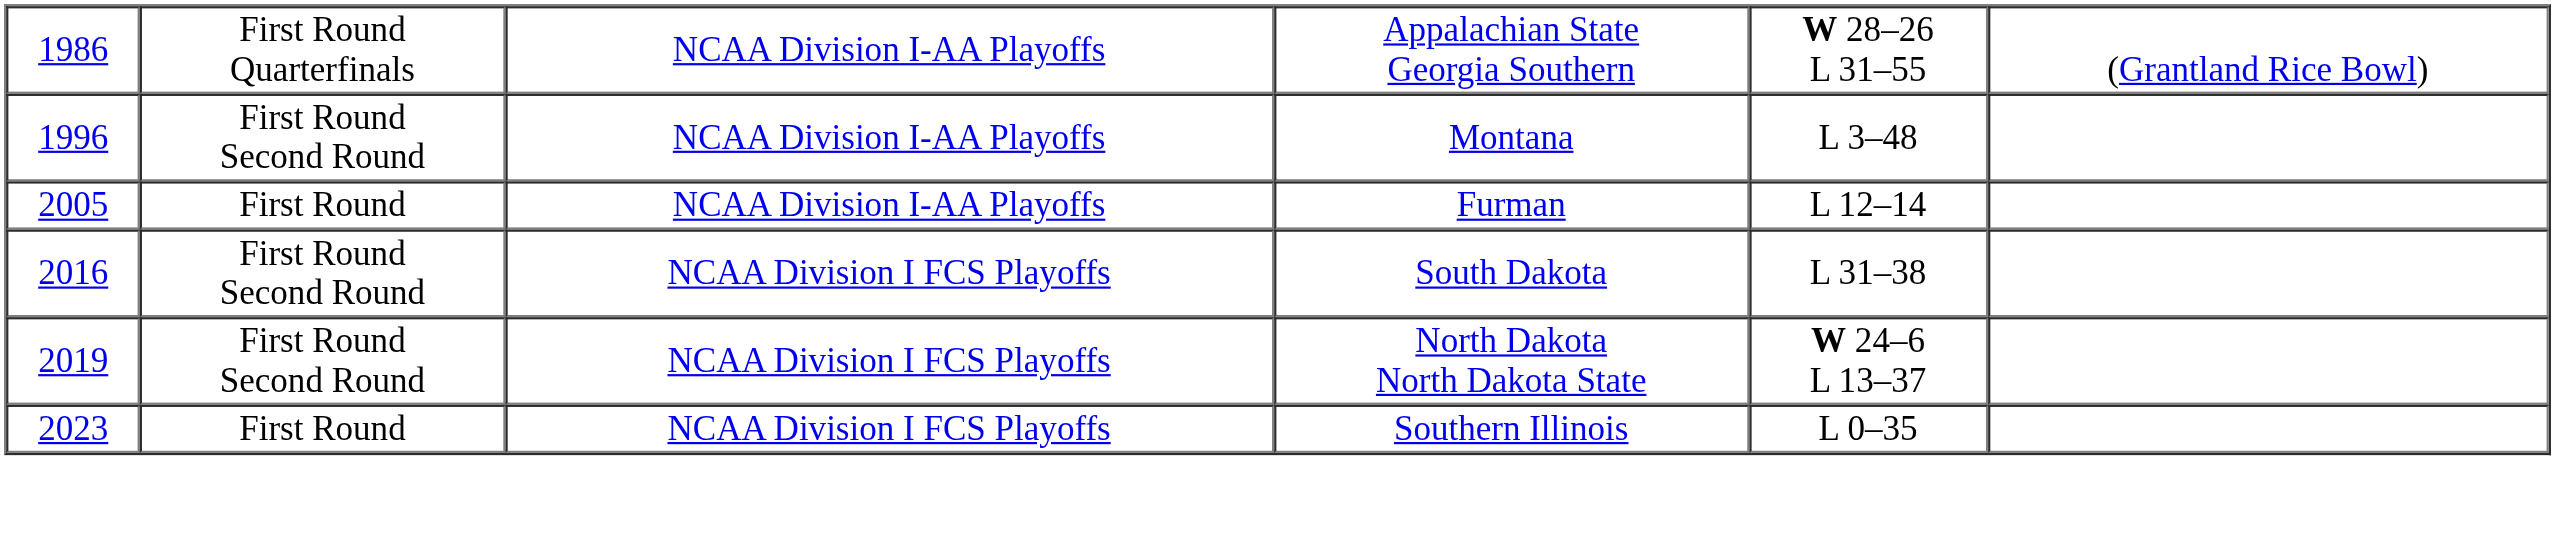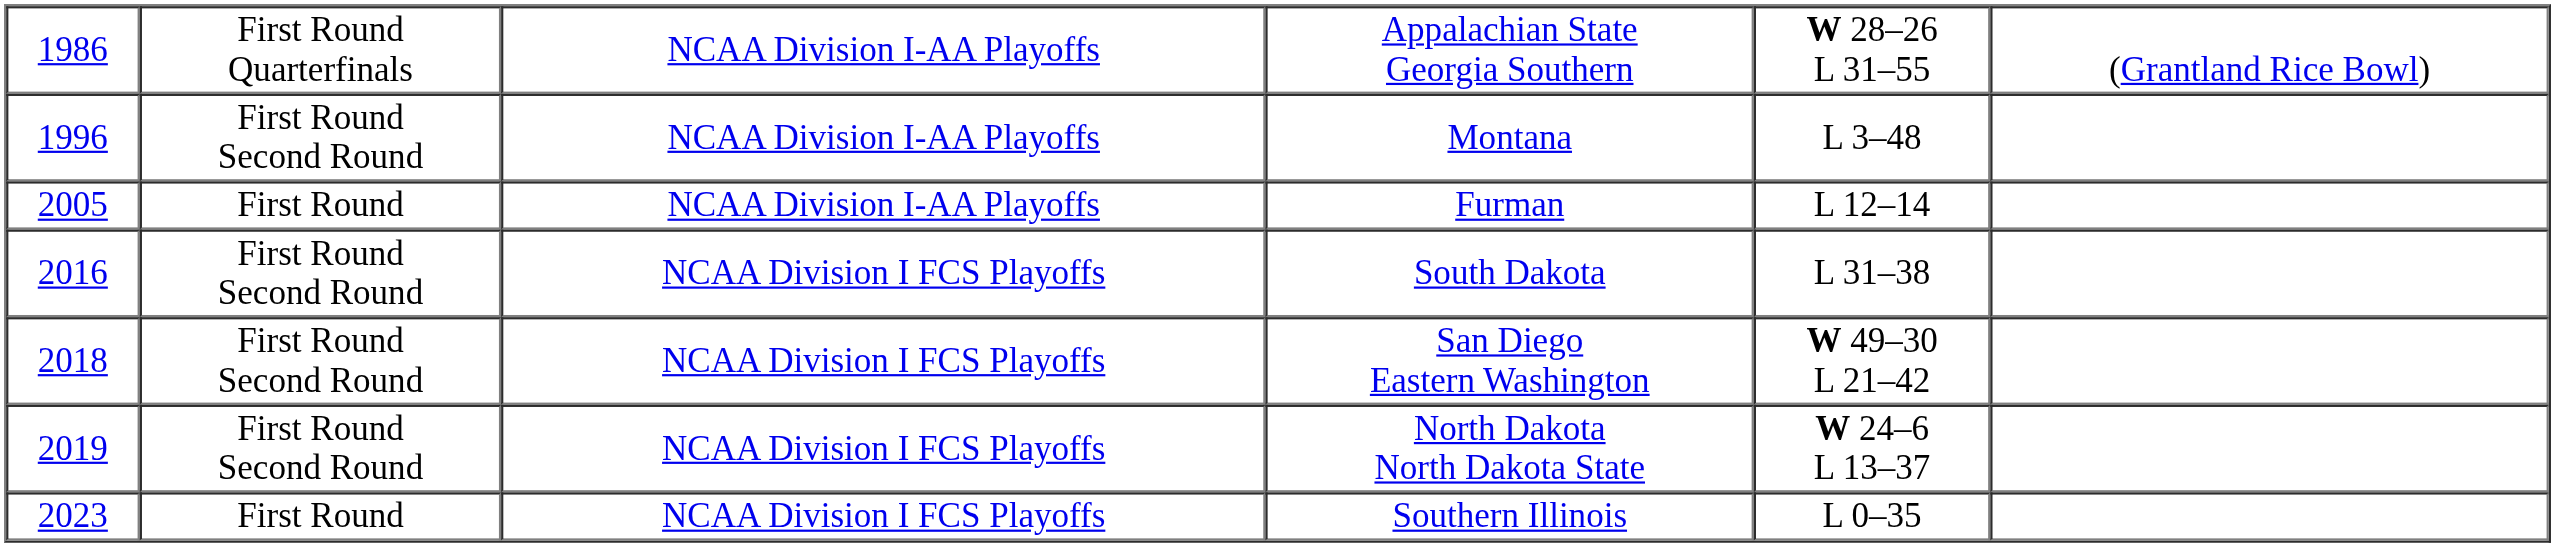+ row: (1510, 360)
